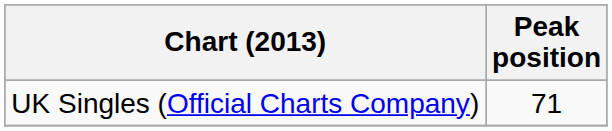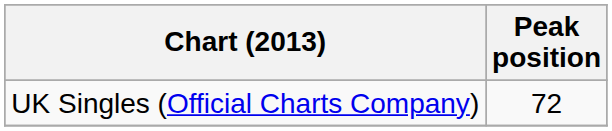(547, 102) 71 -> (547, 102) 72
